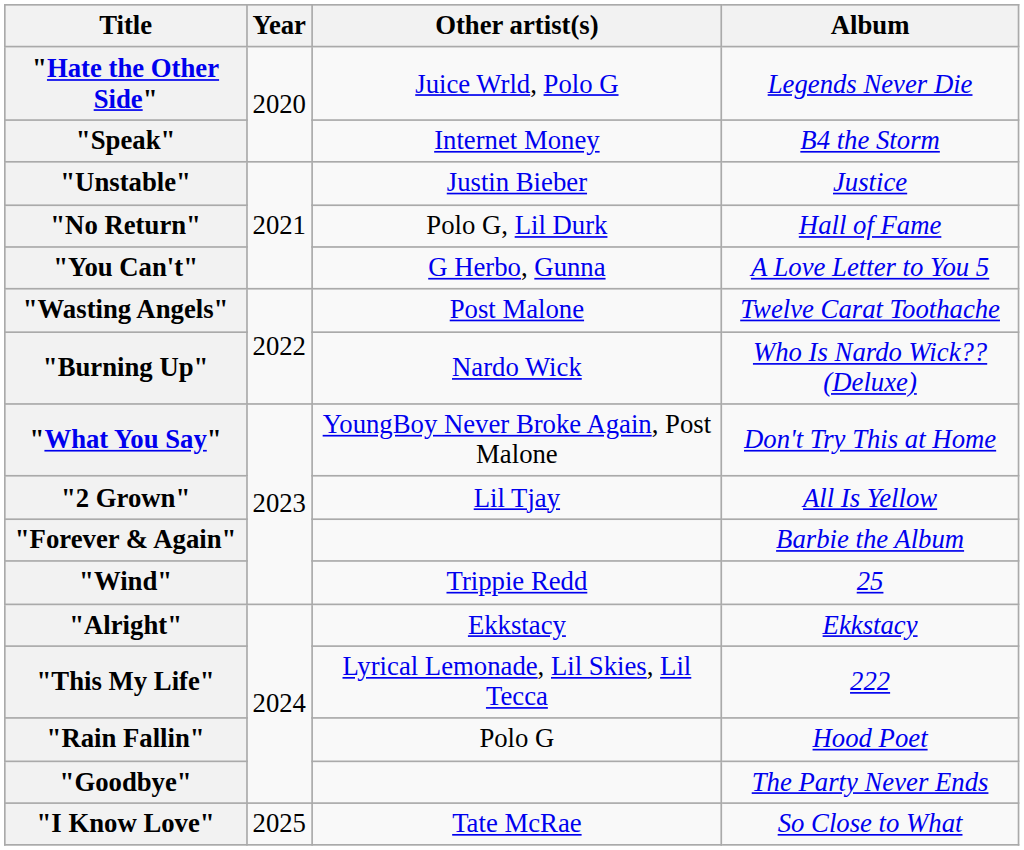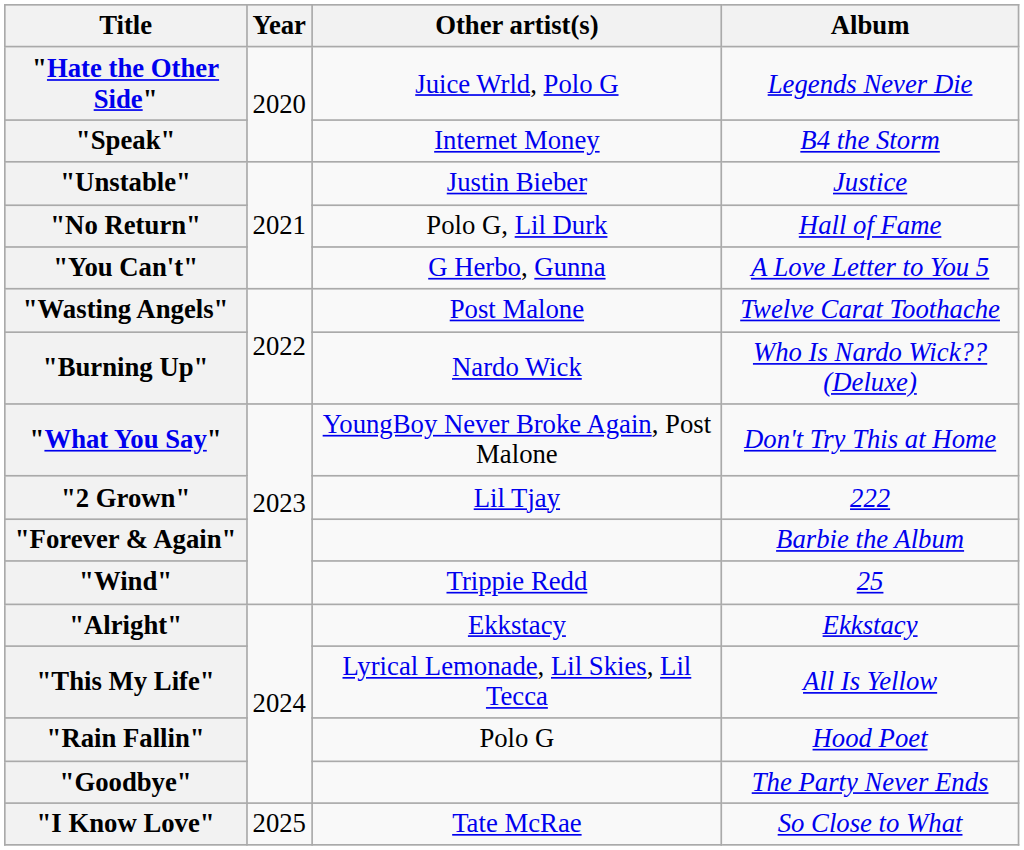(870, 497) All Is Yellow -> (870, 497) 222
(870, 681) 222 -> (870, 681) All Is Yellow
